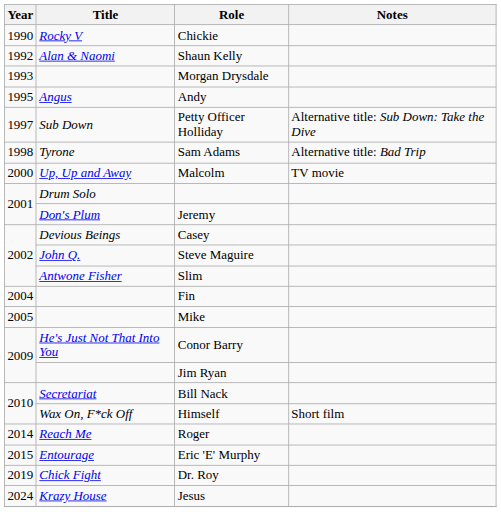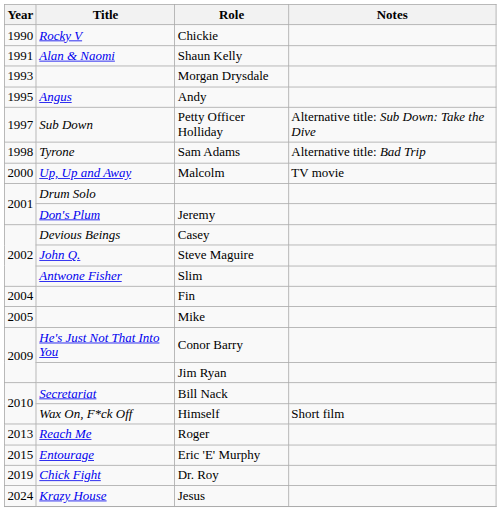(20, 55) 1992 -> (20, 55) 1991
(20, 434) 2014 -> (20, 434) 2013
